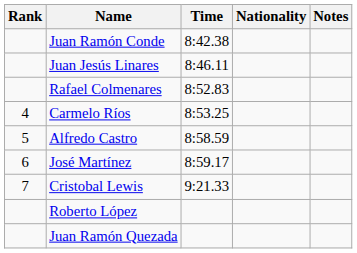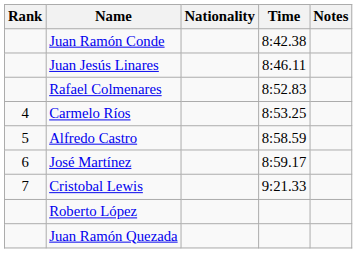columns swapped: (271, 16) <-> (207, 16)
